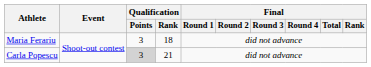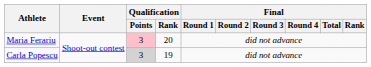(141, 40) no background -> (141, 40) pink background
(168, 40) 18 -> (168, 40) 20
(168, 55) 21 -> (168, 55) 19
